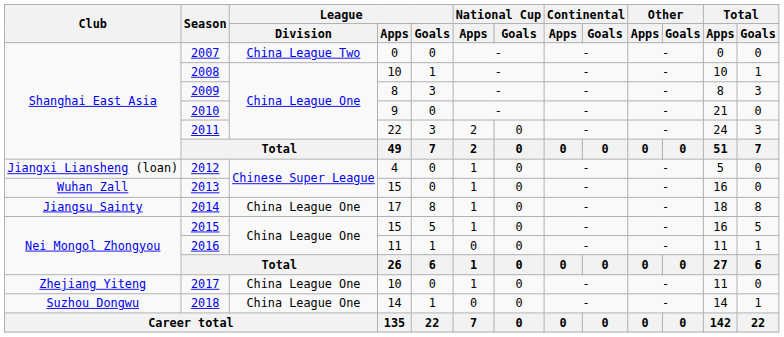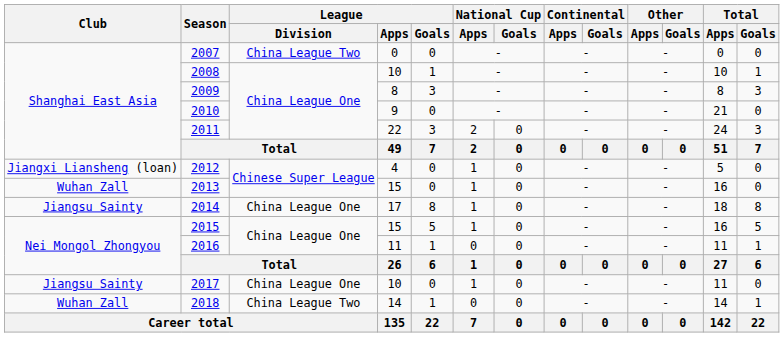(93, 284) Zhejiang Yiteng -> (93, 284) Jiangsu Sainty
(93, 303) Suzhou Dongwu -> (93, 303) Wuhan Zall
(303, 303) China League One -> (303, 303) China League Two
